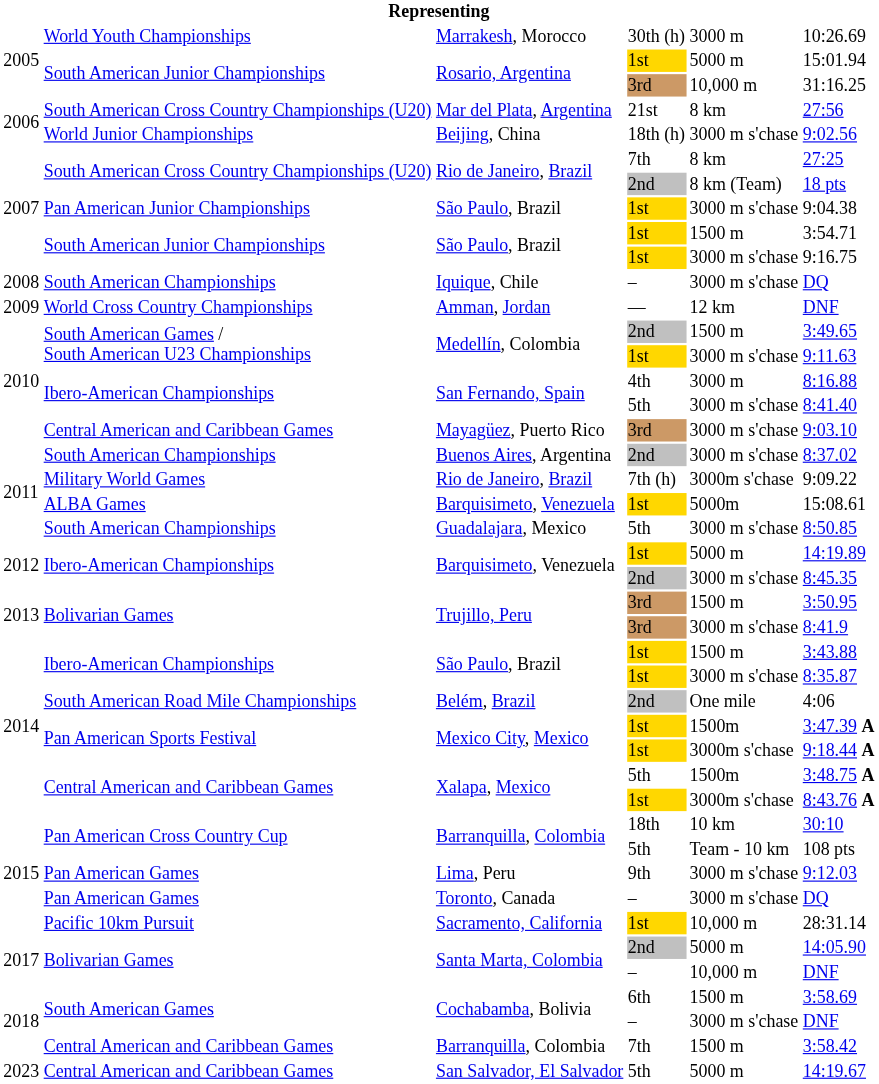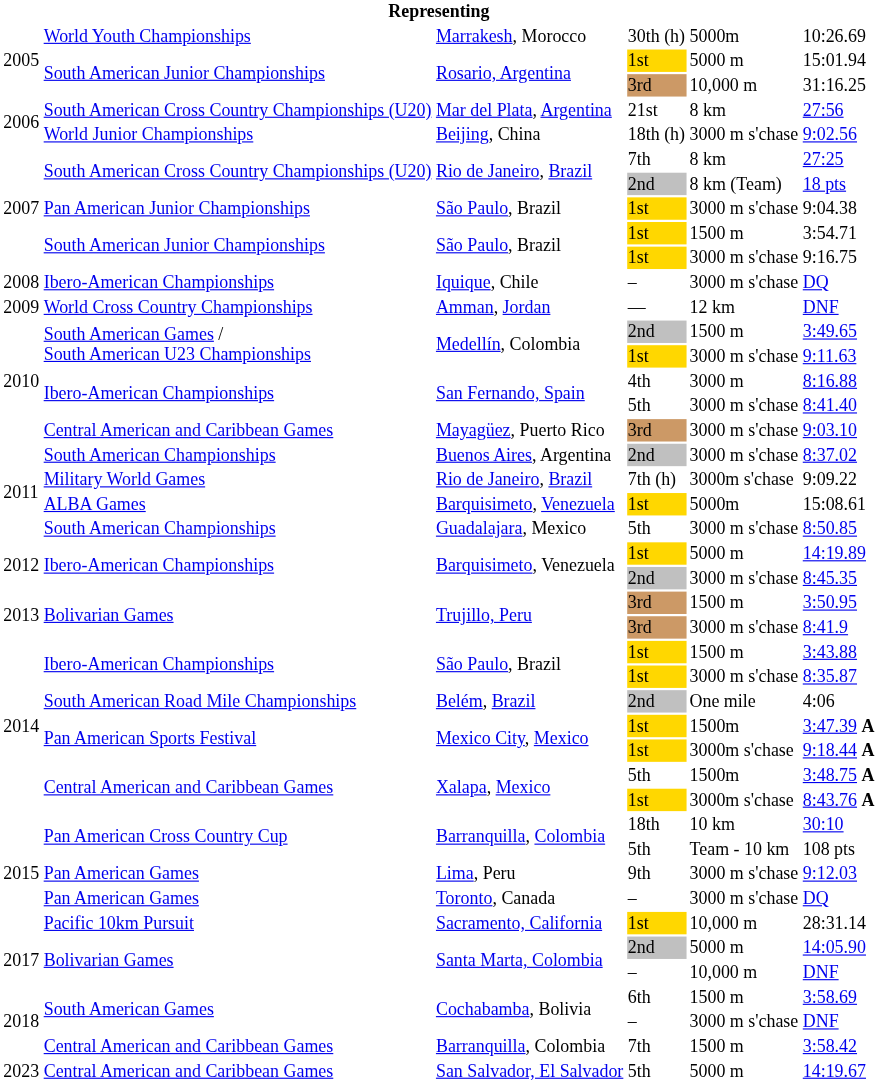(717, 36) 3000 m -> (714, 36) 5000m
(160, 282) South American Championships -> (159, 282) Ibero-American Championships
